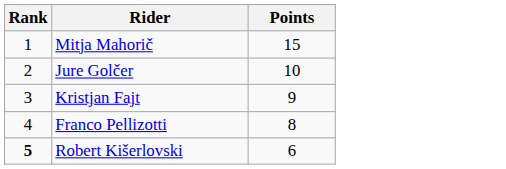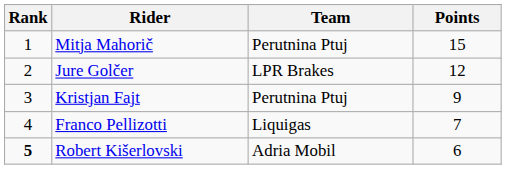+ column: (331, 17)
(292, 71) 10 -> (457, 71) 12
(292, 124) 8 -> (457, 124) 7
